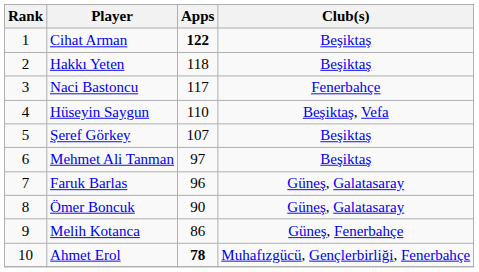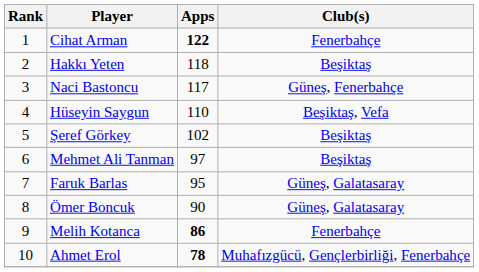(346, 40) Beşiktaş -> (346, 40) Fenerbahçe
(346, 88) Fenerbahçe -> (346, 88) Güneş, Fenerbahçe
(198, 135) 107 -> (198, 135) 102
(198, 183) 96 -> (198, 183) 95
(198, 231) normal -> (198, 231) bold
(346, 231) Güneş, Fenerbahçe -> (346, 231) Fenerbahçe
